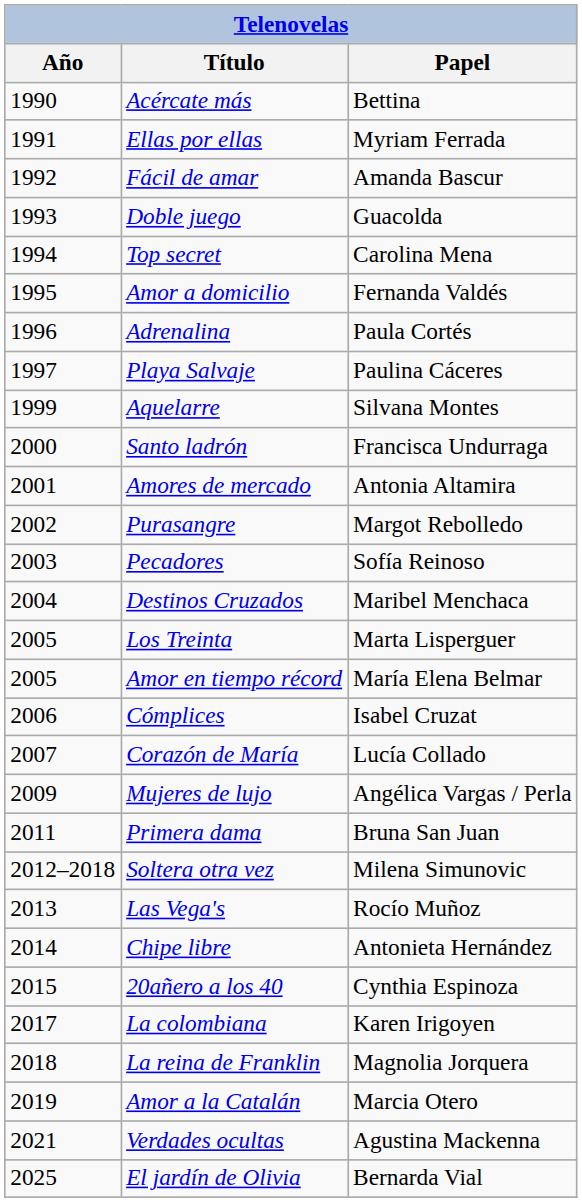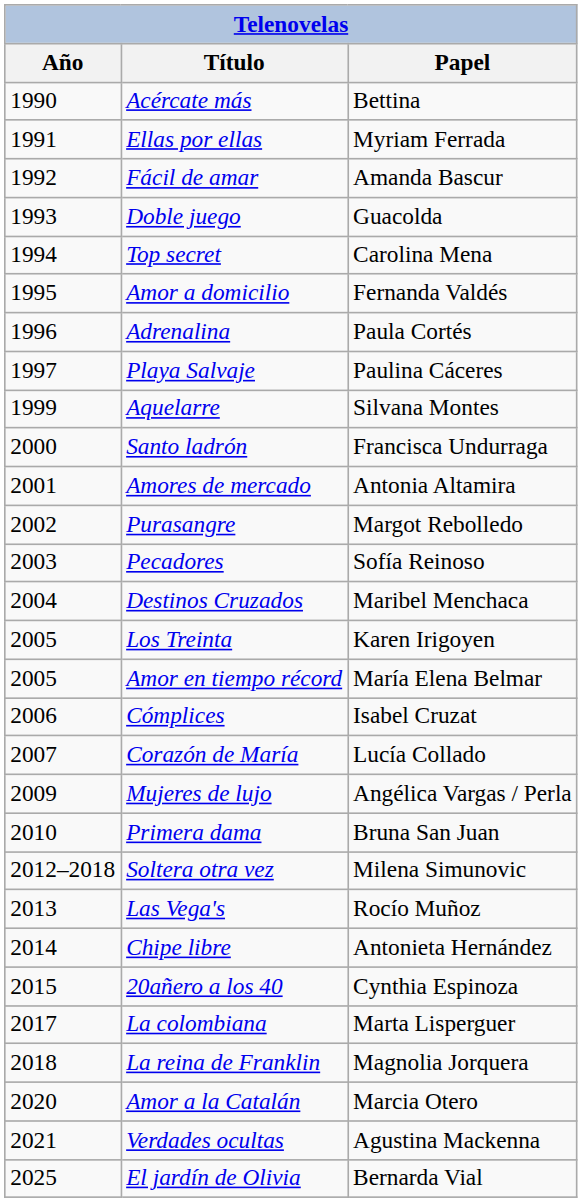(434, 639) Marta Lisperguer -> (424, 639) Karen Irigoyen
(33, 832) 2011 -> (34, 832) 2010
(424, 1024) Karen Irigoyen -> (434, 1024) Marta Lisperguer
(34, 1101) 2019 -> (34, 1101) 2020
